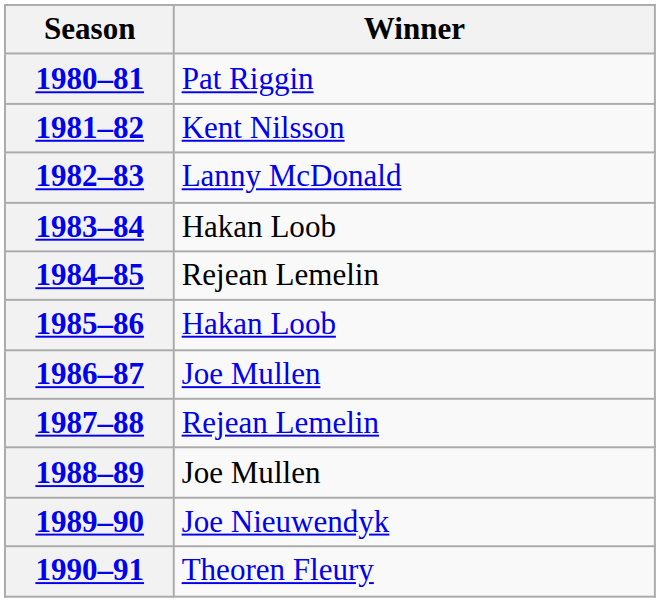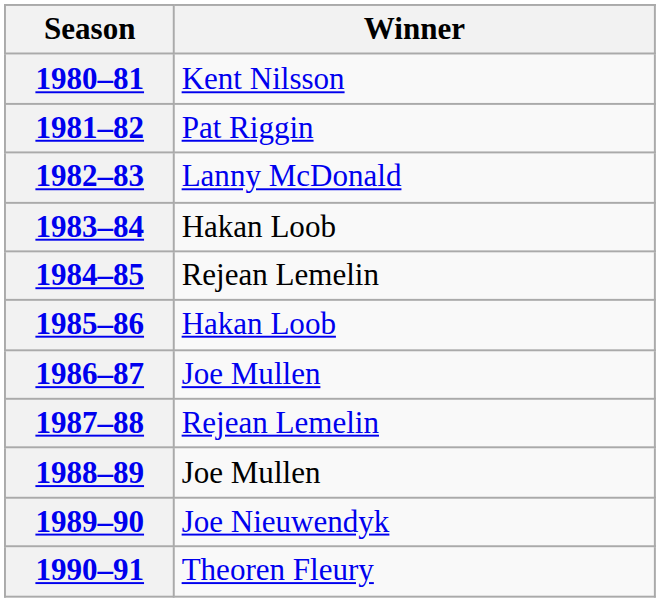(248, 78) Pat Riggin -> (263, 78) Kent Nilsson
(263, 127) Kent Nilsson -> (248, 127) Pat Riggin
